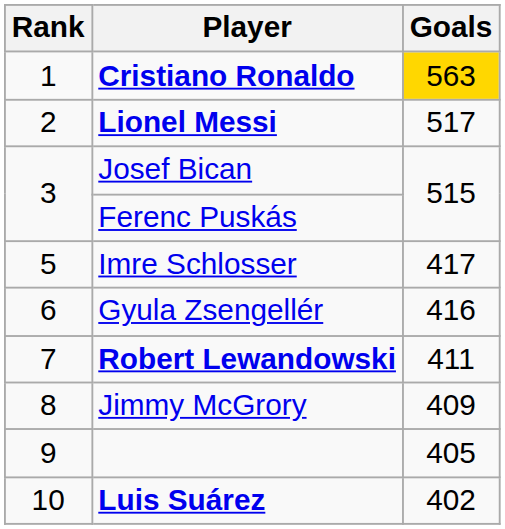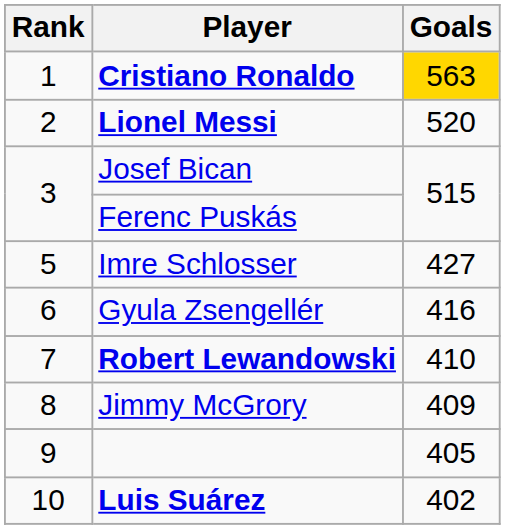(451, 122) 517 -> (451, 122) 520
(451, 264) 417 -> (451, 264) 427
(451, 358) 411 -> (451, 358) 410
